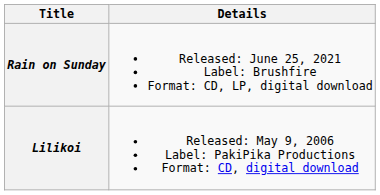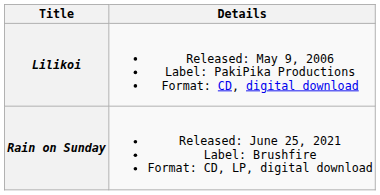rows swapped: (57, 148) <-> (57, 65)
